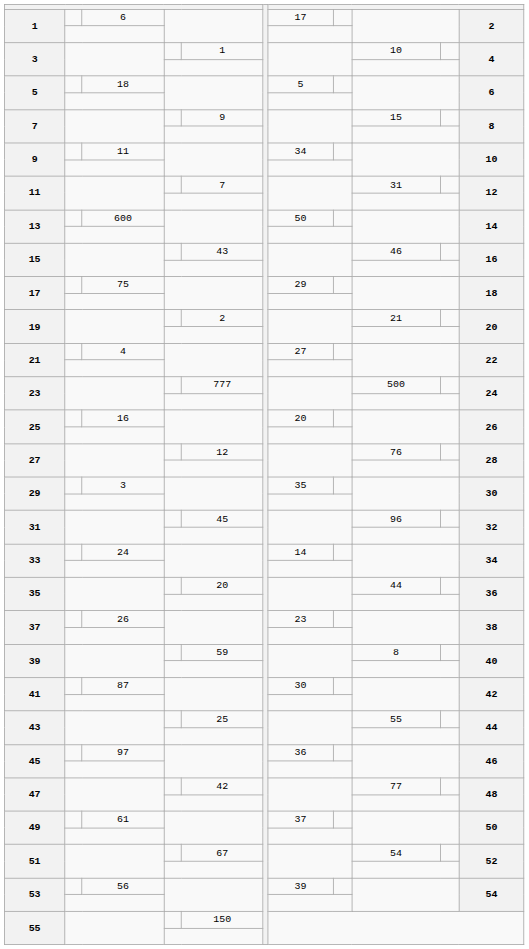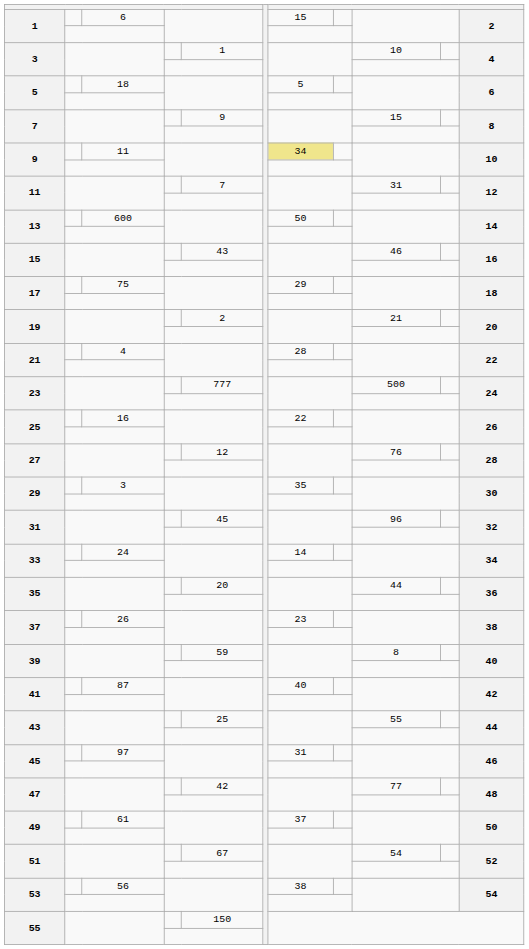(301, 17) 17 -> (301, 17) 15
(301, 151) no background -> (301, 151) khaki background
(301, 351) 27 -> (301, 351) 28
(301, 418) 20 -> (301, 418) 22
(301, 686) 30 -> (301, 686) 40
(301, 752) 36 -> (301, 752) 31
(301, 886) 39 -> (301, 886) 38
